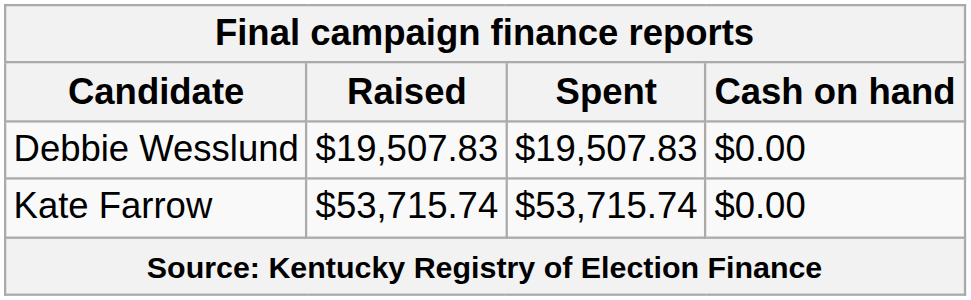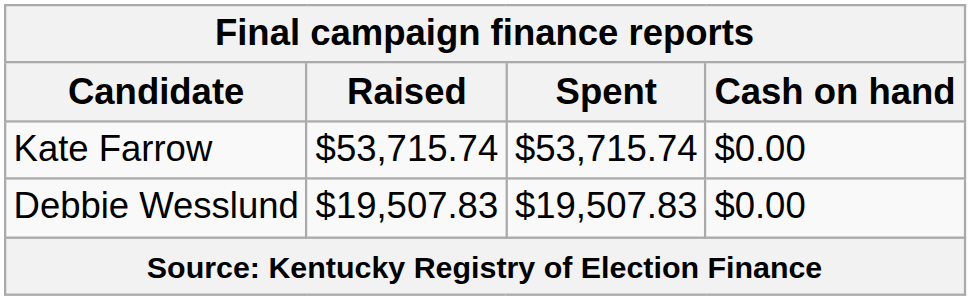rows swapped: (113, 206) <-> (156, 149)
